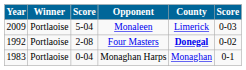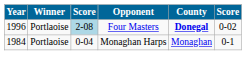- row: (133, 27)
(16, 42) 1992 -> (16, 27) 1996
(84, 42) no background -> (84, 27) lightblue background
(16, 57) 1983 -> (16, 42) 1984
